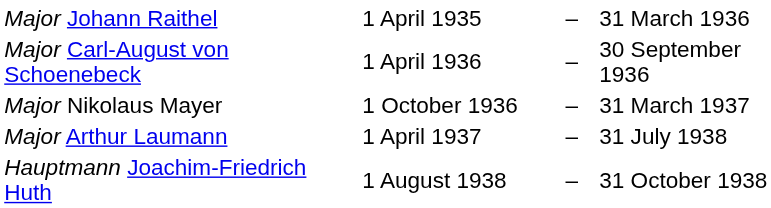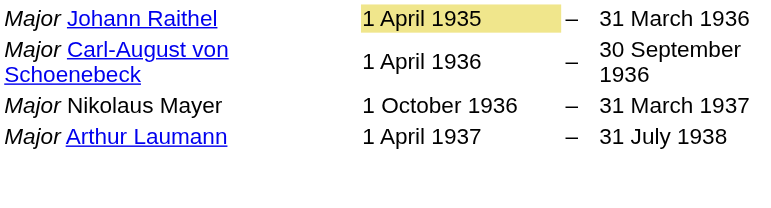(422, 18) no background -> (422, 18) khaki background
- row: (155, 180)
